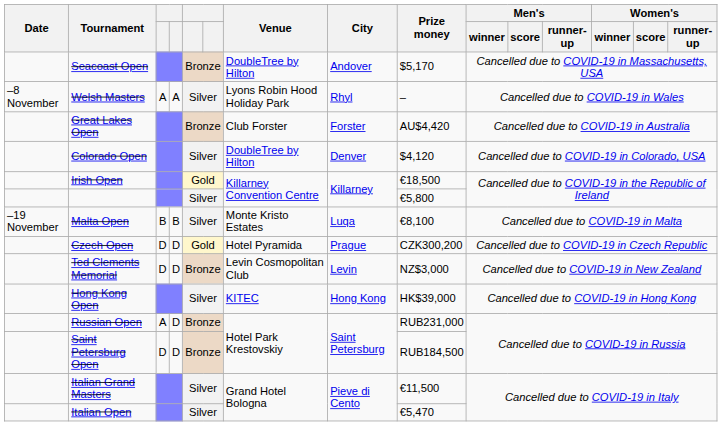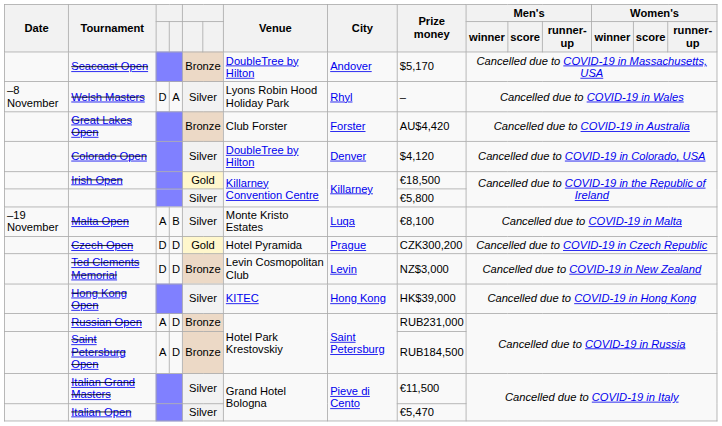(163, 96) A -> (163, 96) D
(163, 221) B -> (163, 221) A
(163, 352) D -> (163, 352) A
